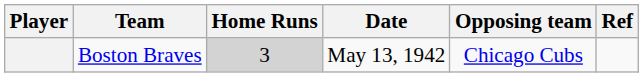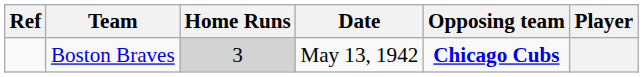columns swapped: (39, 21) <-> (617, 21)
(523, 54) normal -> (496, 54) bold
